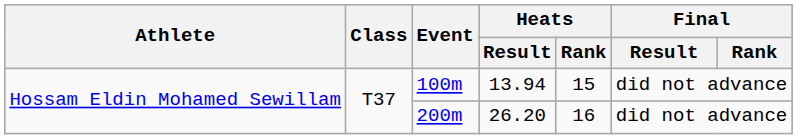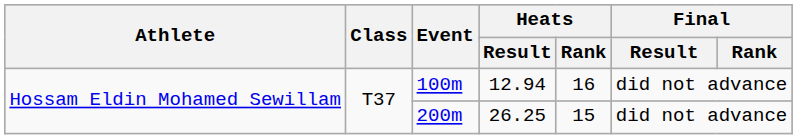(517, 85) 13.94 -> (517, 85) 12.94
(584, 85) 15 -> (584, 85) 16
(517, 117) 26.20 -> (517, 117) 26.25
(584, 117) 16 -> (584, 117) 15
